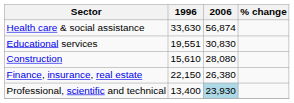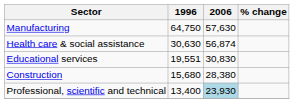+ row: (38, 28)
(186, 28) 33,630 -> (186, 43) 30,630
(186, 59) 15,610 -> (186, 75) 15,680
(221, 59) 28,080 -> (221, 75) 28,380
- row: (74, 75)
